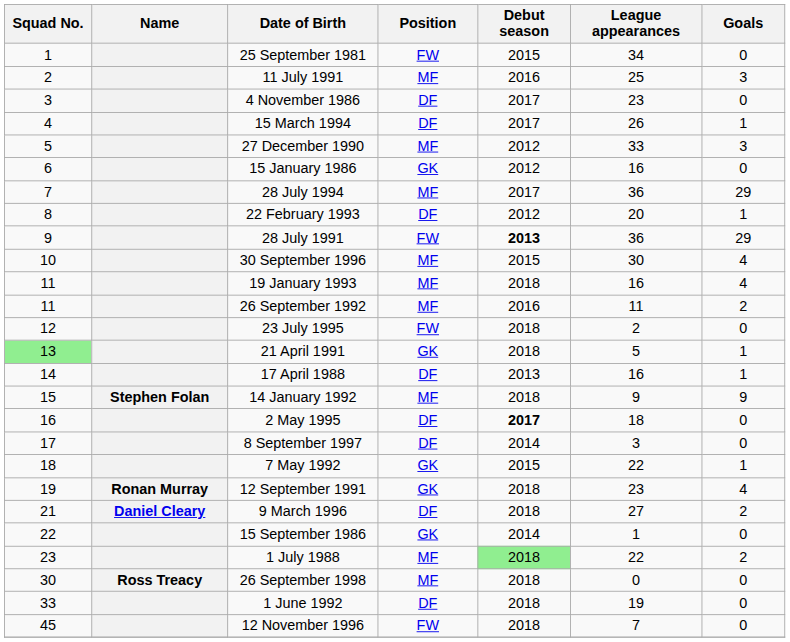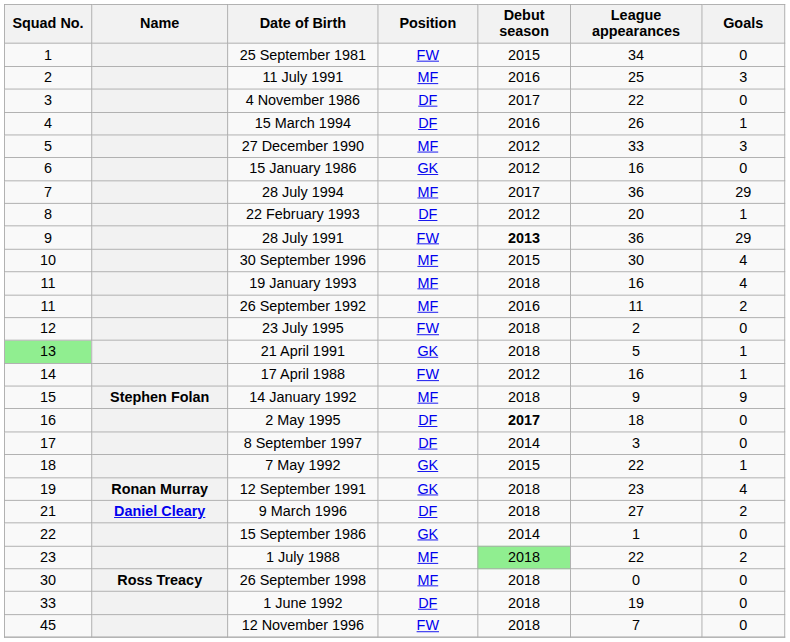(636, 100) 23 -> (636, 100) 22
(524, 123) 2017 -> (524, 123) 2016
(428, 374) DF -> (428, 374) FW
(524, 374) 2013 -> (524, 374) 2012
